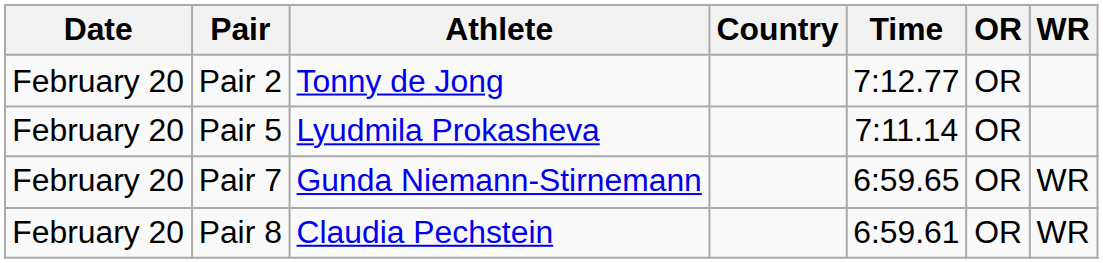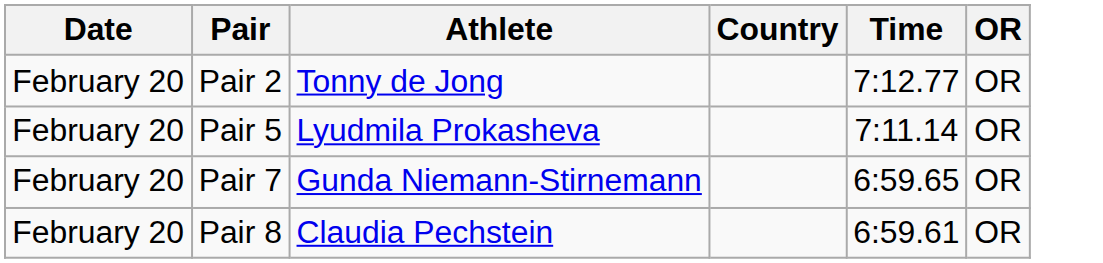- column: (1063, 29)
